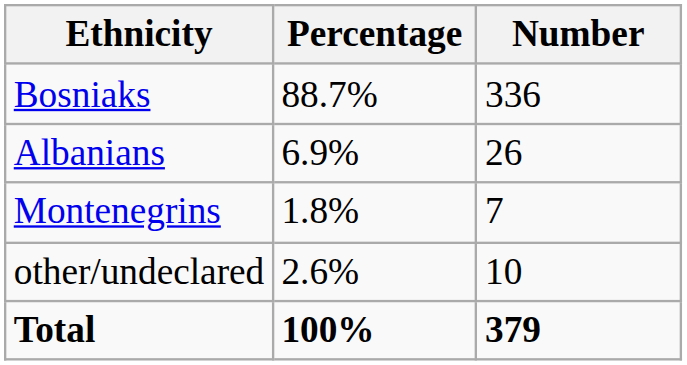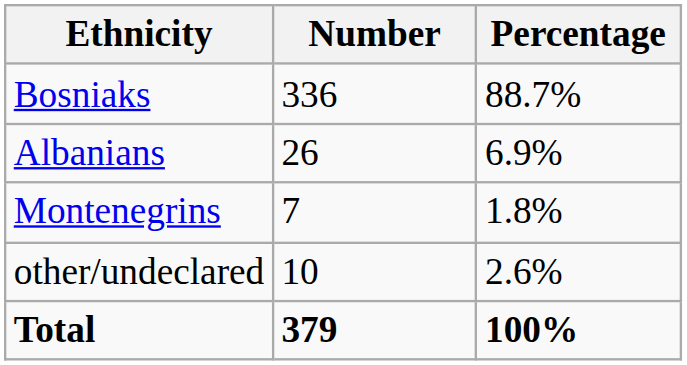columns swapped: (578, 34) <-> (375, 34)
